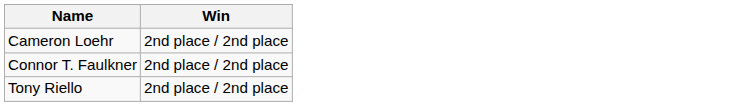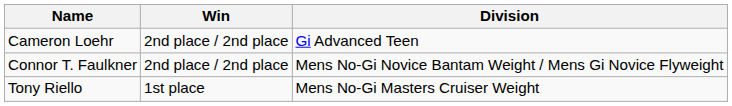+ column: (509, 16)
(216, 88) 2nd place / 2nd place -> (174, 88) 1st place
